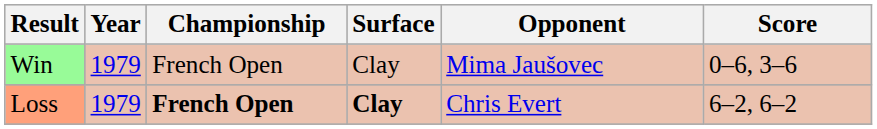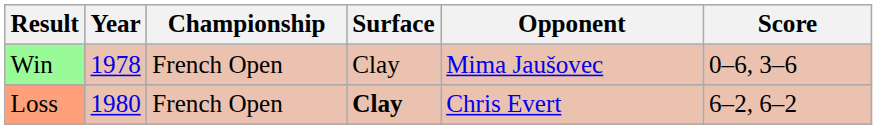(116, 64) 1979 -> (116, 64) 1978
(116, 104) 1979 -> (116, 104) 1980
(223, 104) bold -> (218, 104) normal
